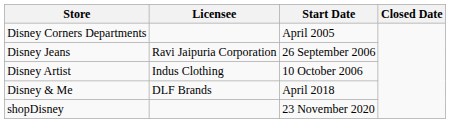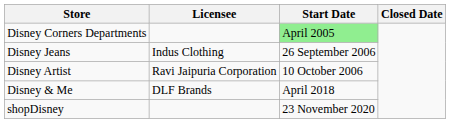(308, 33) no background -> (308, 33) lightgreen background
(214, 52) Ravi Jaipuria Corporation -> (188, 52) Indus Clothing
(188, 71) Indus Clothing -> (214, 71) Ravi Jaipuria Corporation
